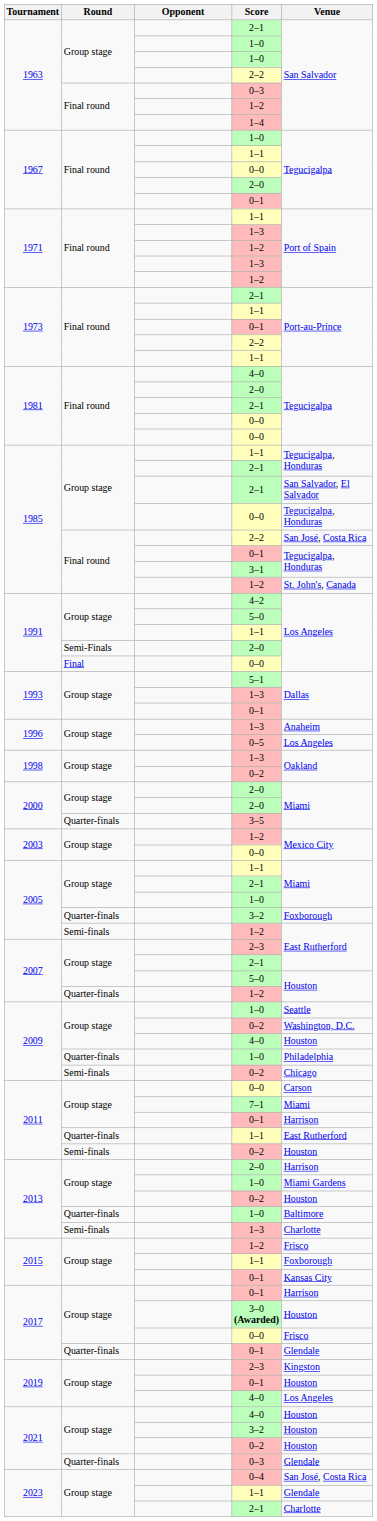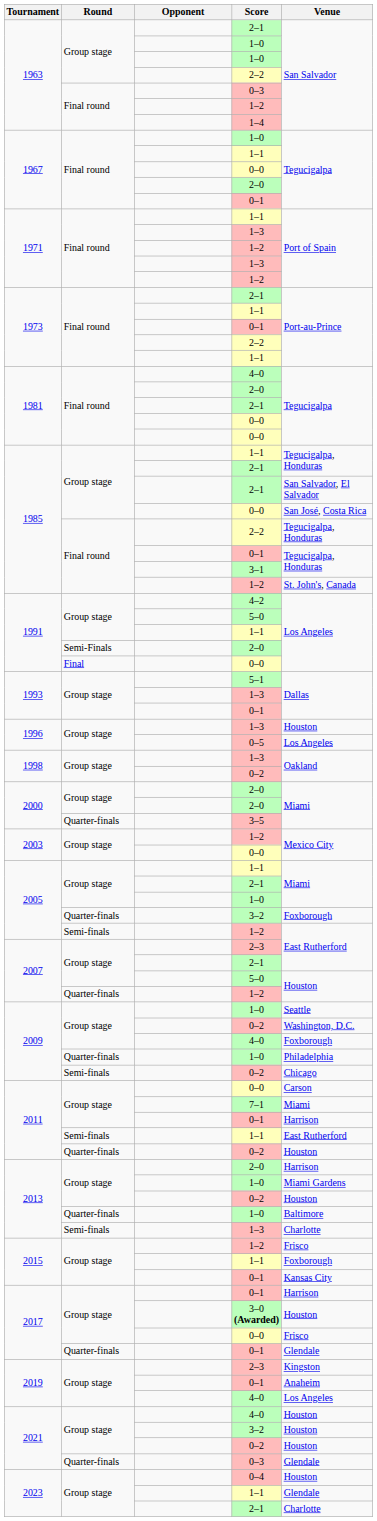(309, 516) Tegucigalpa, Honduras -> (325, 511) San José, Costa Rica
(325, 538) San José, Costa Rica -> (309, 532) Tegucigalpa, Honduras
(302, 726) Anaheim -> (300, 726) Houston
(300, 1041) Houston -> (308, 1041) Foxborough
(91, 1135) Quarter-finals -> (87, 1135) Semi-finals
(87, 1151) Semi-finals -> (91, 1151) Quarter-finals
(300, 1383) Houston -> (302, 1383) Anaheim
(325, 1477) San José, Costa Rica -> (300, 1477) Houston
